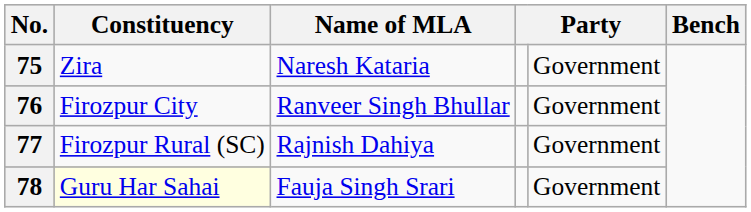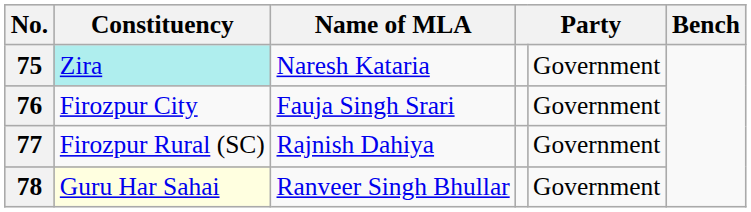(81, 65) no background -> (81, 65) paleturquoise background
(393, 105) Ranveer Singh Bhullar -> (366, 105) Fauja Singh Srari
(366, 186) Fauja Singh Srari -> (393, 186) Ranveer Singh Bhullar
